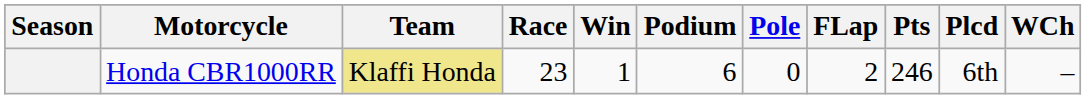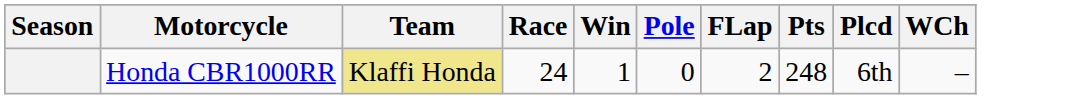- column: (690, 26)
(553, 70) 23 -> (553, 70) 24
(912, 70) 246 -> (806, 70) 248
